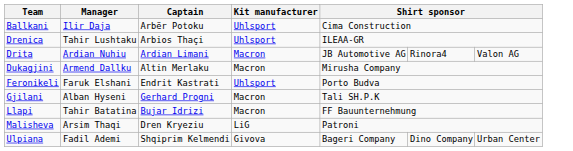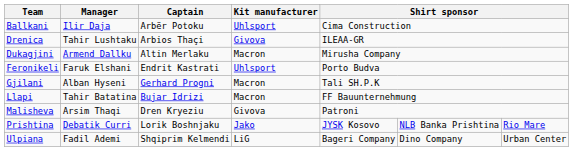(255, 40) Uhlsport -> (250, 40) Givova
- row: (20, 54)
(242, 125) LiG -> (250, 111) Givova
+ row: (30, 125)
(250, 139) Givova -> (242, 139) LiG
